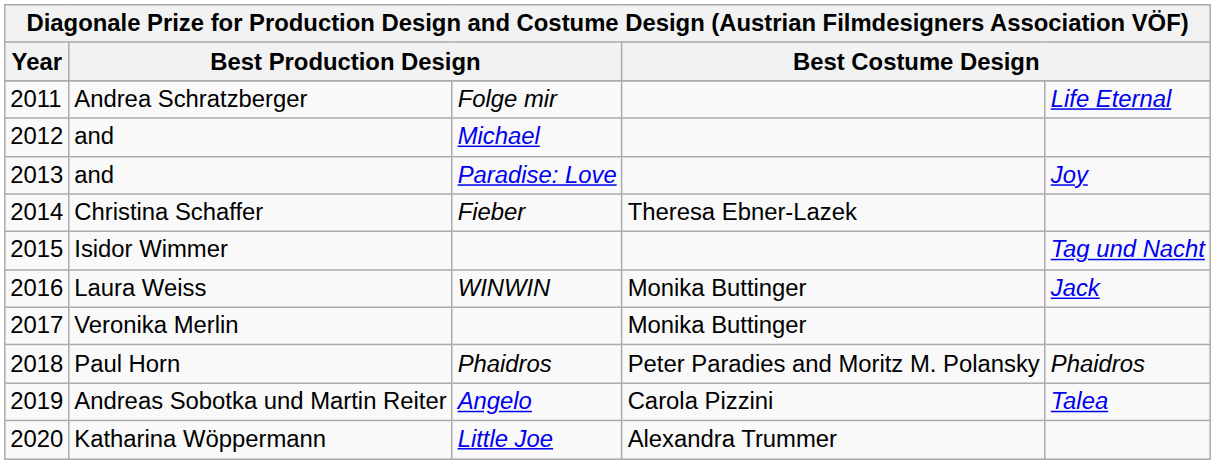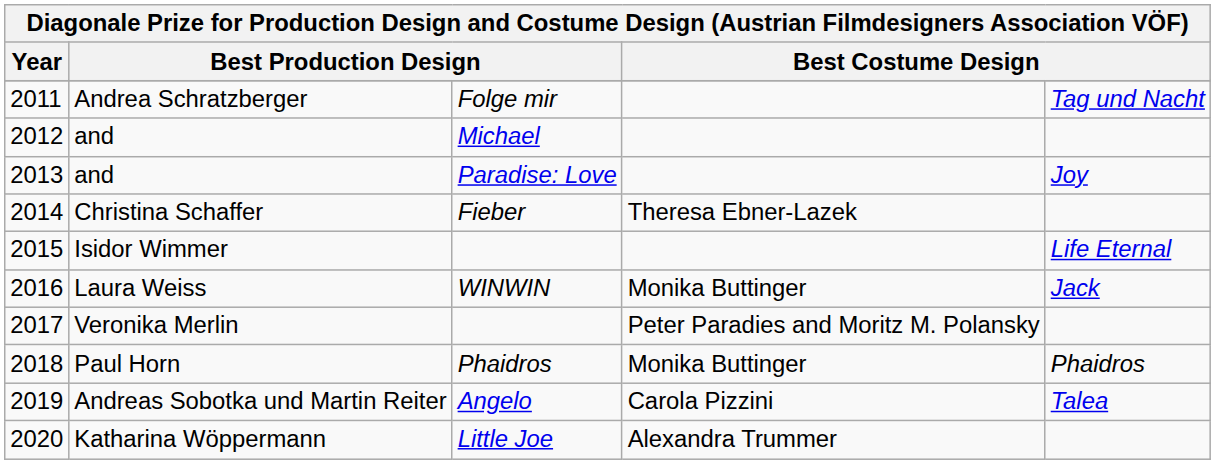(1111, 99) Life Eternal -> (1128, 99) Tag und Nacht
(1128, 250) Tag und Nacht -> (1111, 250) Life Eternal
(717, 325) Monika Buttinger -> (834, 325) Peter Paradies and Moritz M. Polansky
(834, 363) Peter Paradies and Moritz M. Polansky -> (717, 363) Monika Buttinger
